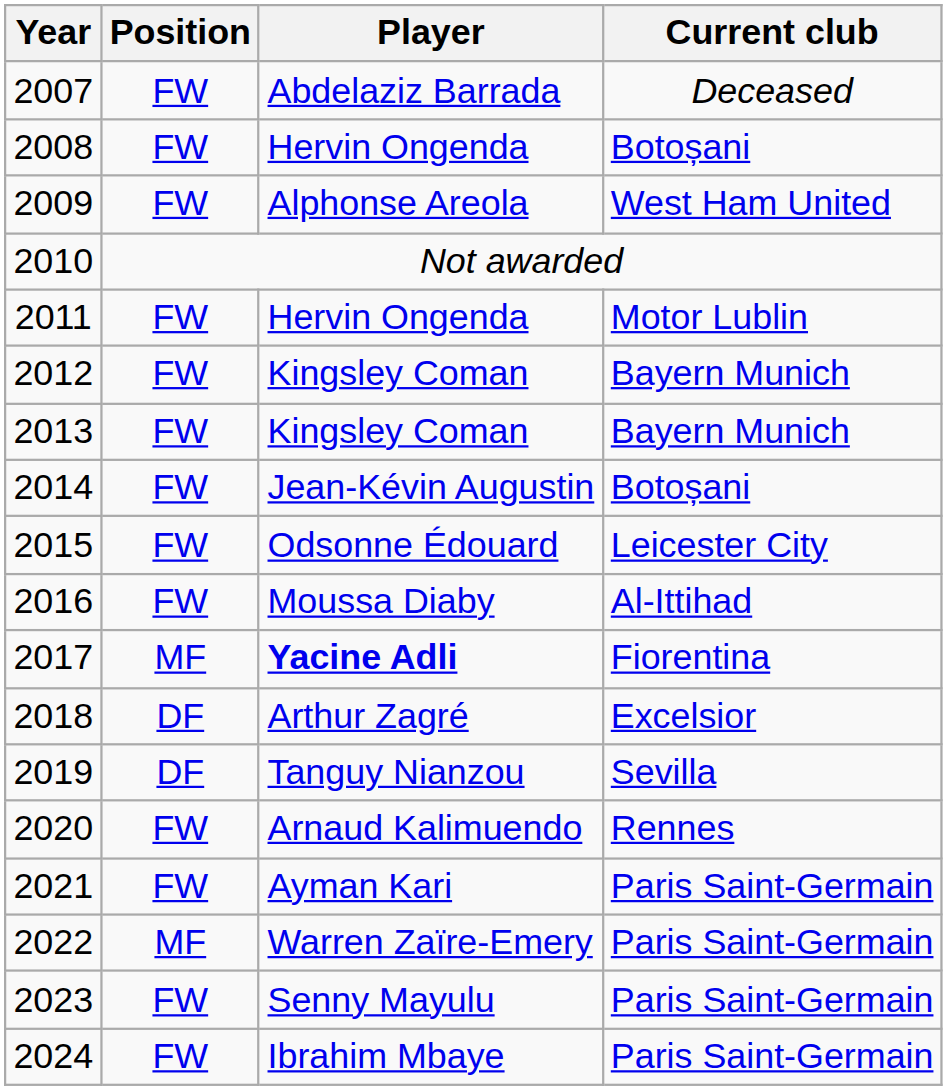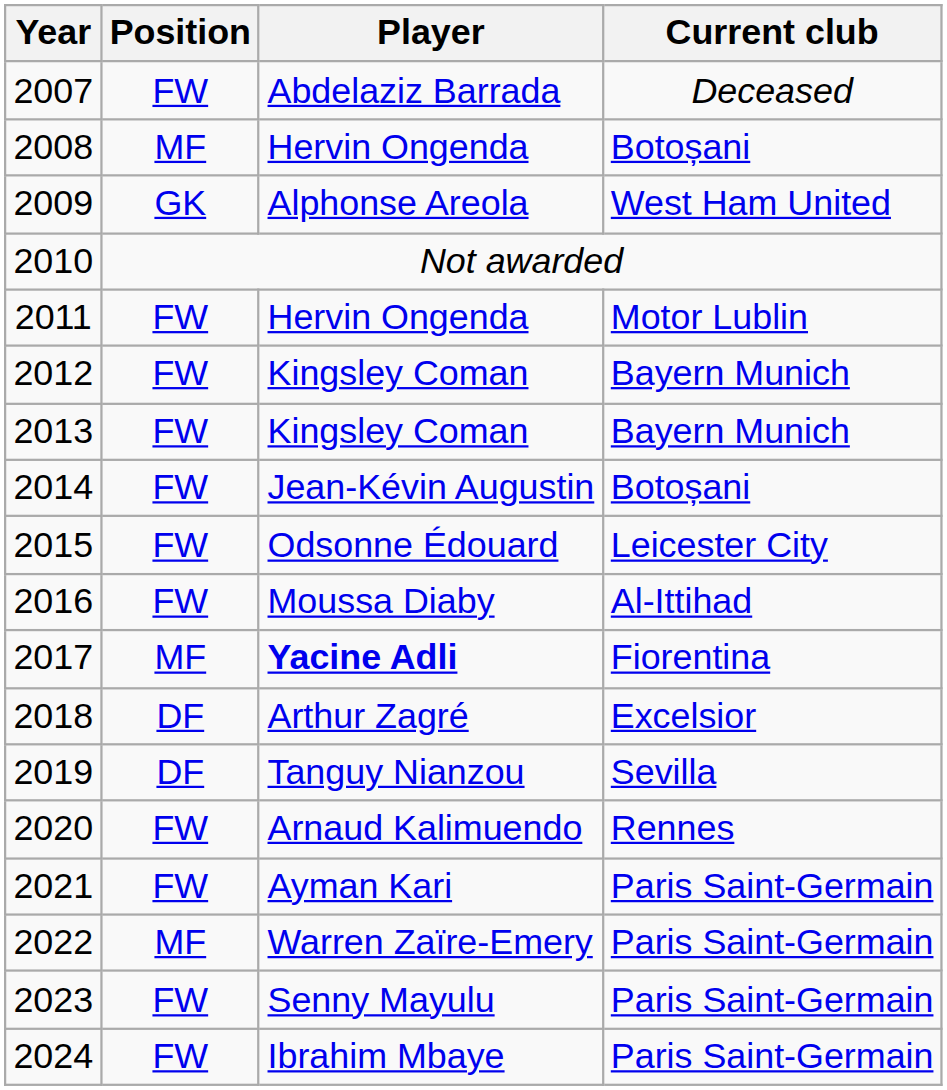(180, 146) FW -> (180, 146) MF
(180, 203) FW -> (180, 203) GK
